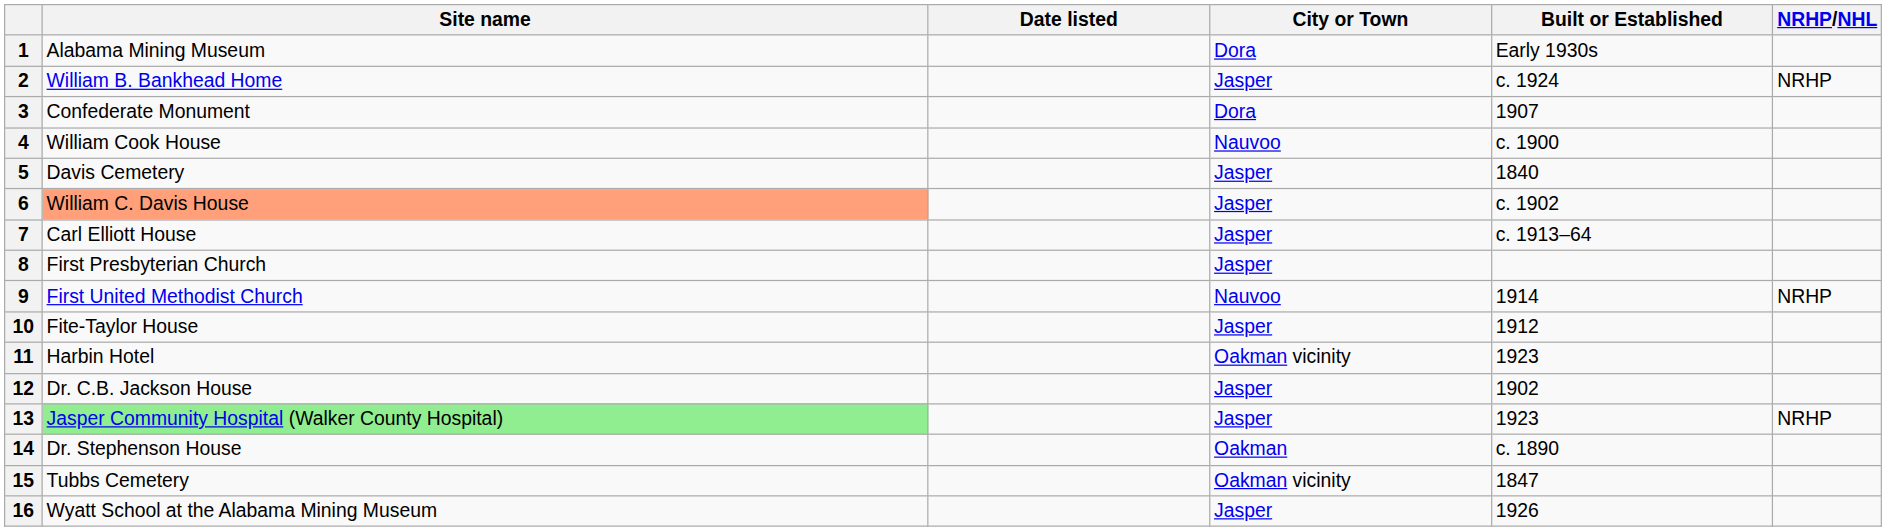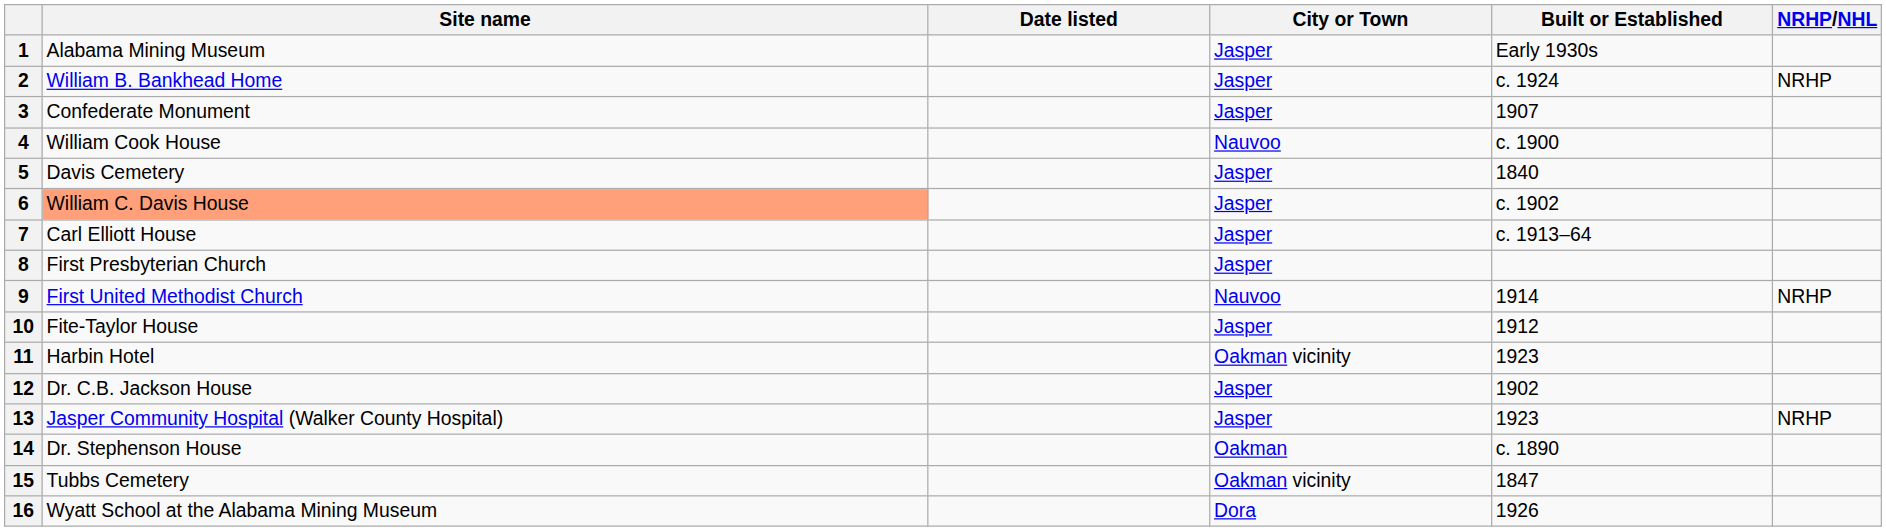(1235, 50) Dora -> (1243, 50) Jasper
(1235, 111) Dora -> (1243, 111) Jasper
(275, 419) lightgreen background -> (275, 419) no background
(1243, 511) Jasper -> (1235, 511) Dora
